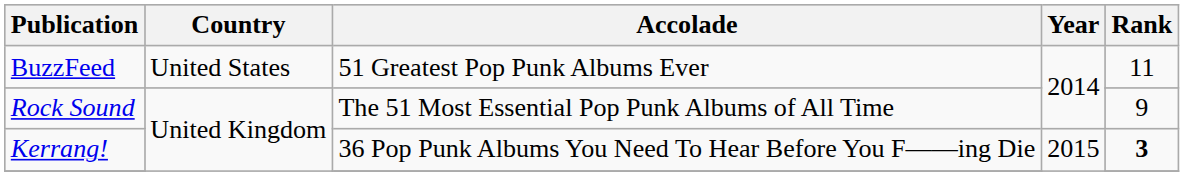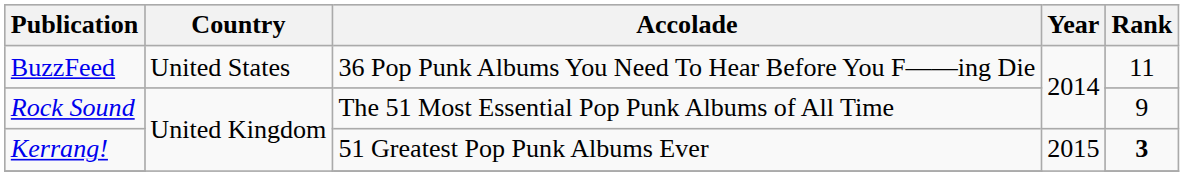(524, 66) 51 Greatest Pop Punk Albums Ever -> (687, 66) 36 Pop Punk Albums You Need To Hear Before You F——ing Die
(687, 149) 36 Pop Punk Albums You Need To Hear Before You F——ing Die -> (524, 149) 51 Greatest Pop Punk Albums Ever
